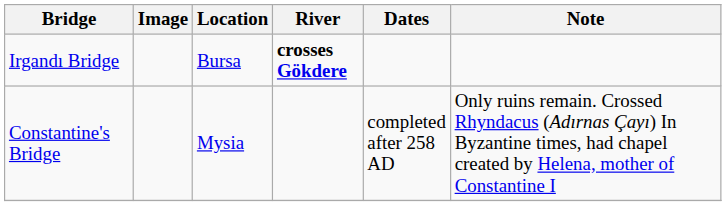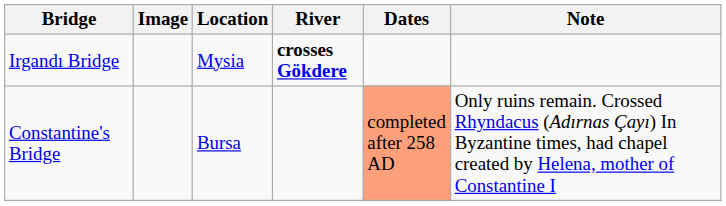(219, 60) Bursa -> (220, 60) Mysia
(220, 143) Mysia -> (219, 143) Bursa
(407, 143) no background -> (407, 143) lightsalmon background
